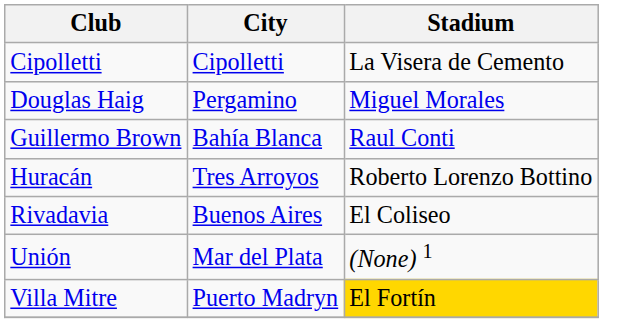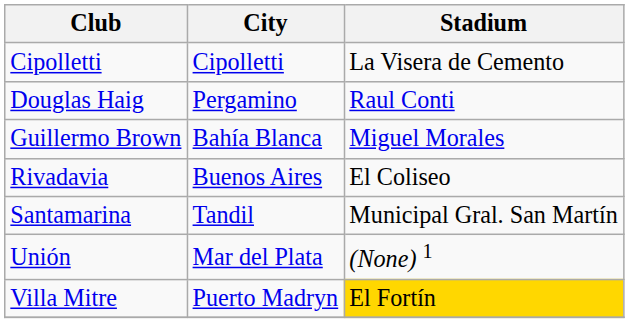(427, 100) Miguel Morales -> (402, 100) Raul Conti
(402, 138) Raul Conti -> (427, 138) Miguel Morales
- row: (51, 176)
+ row: (71, 215)
